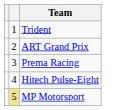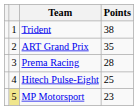+ column: (117, 12)
